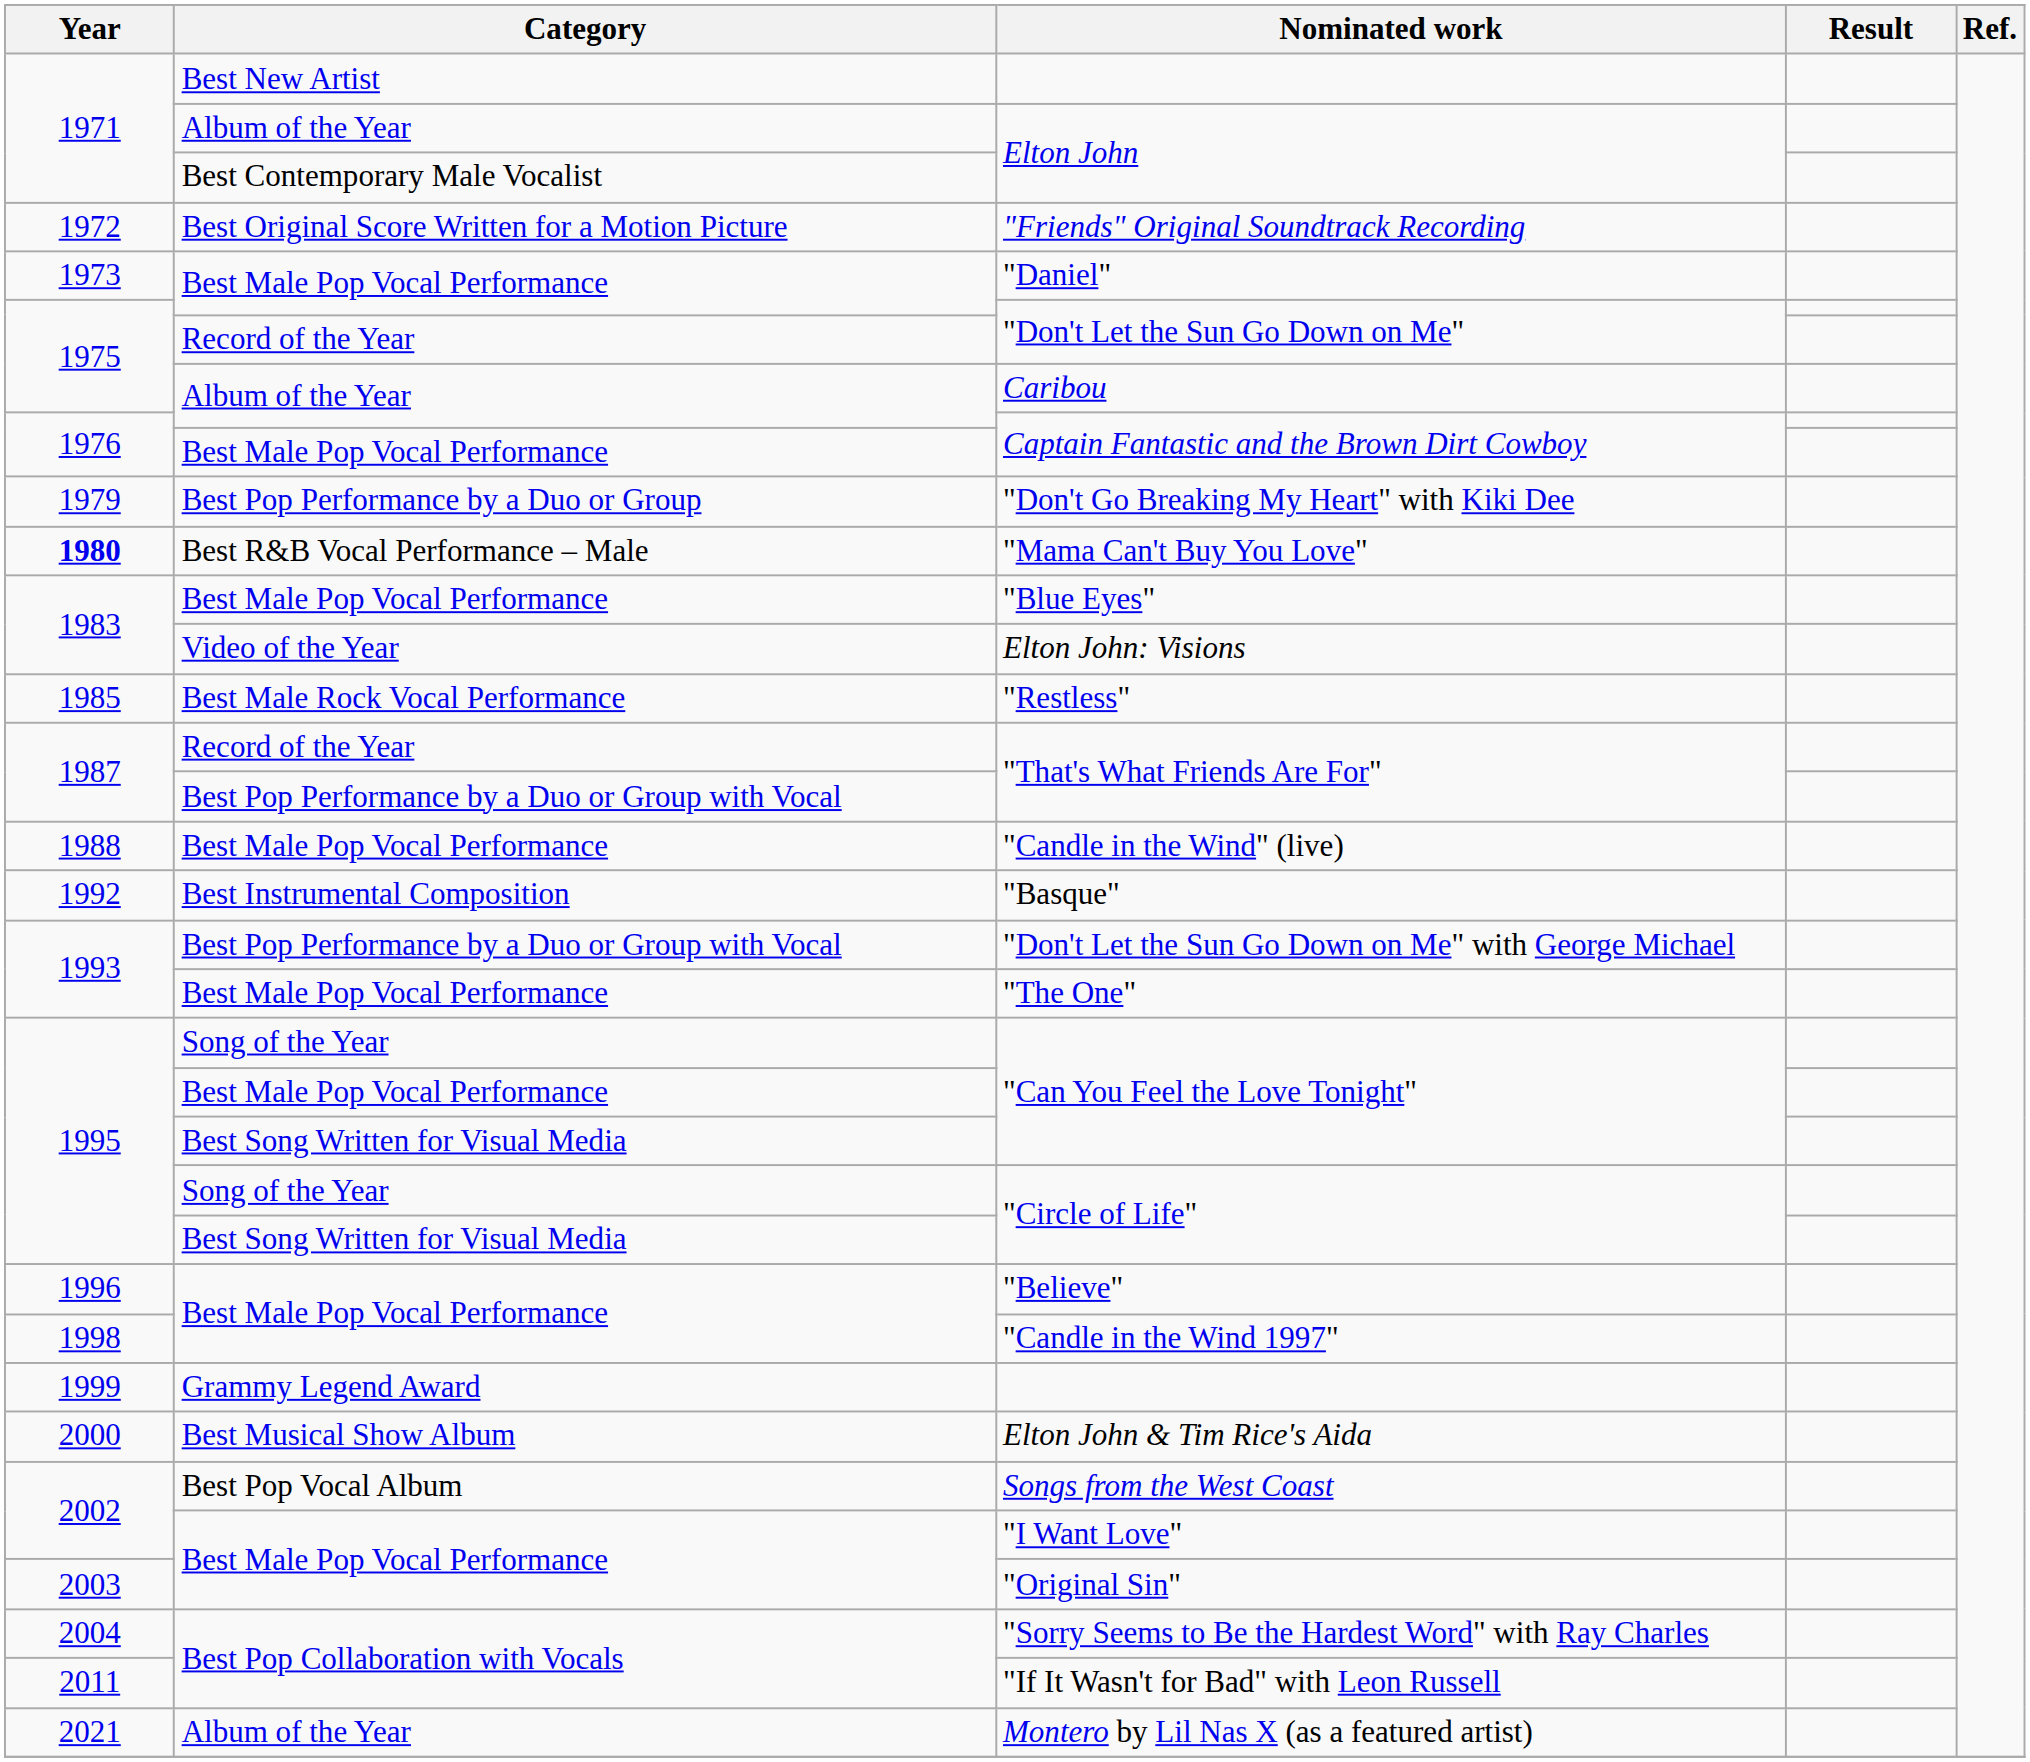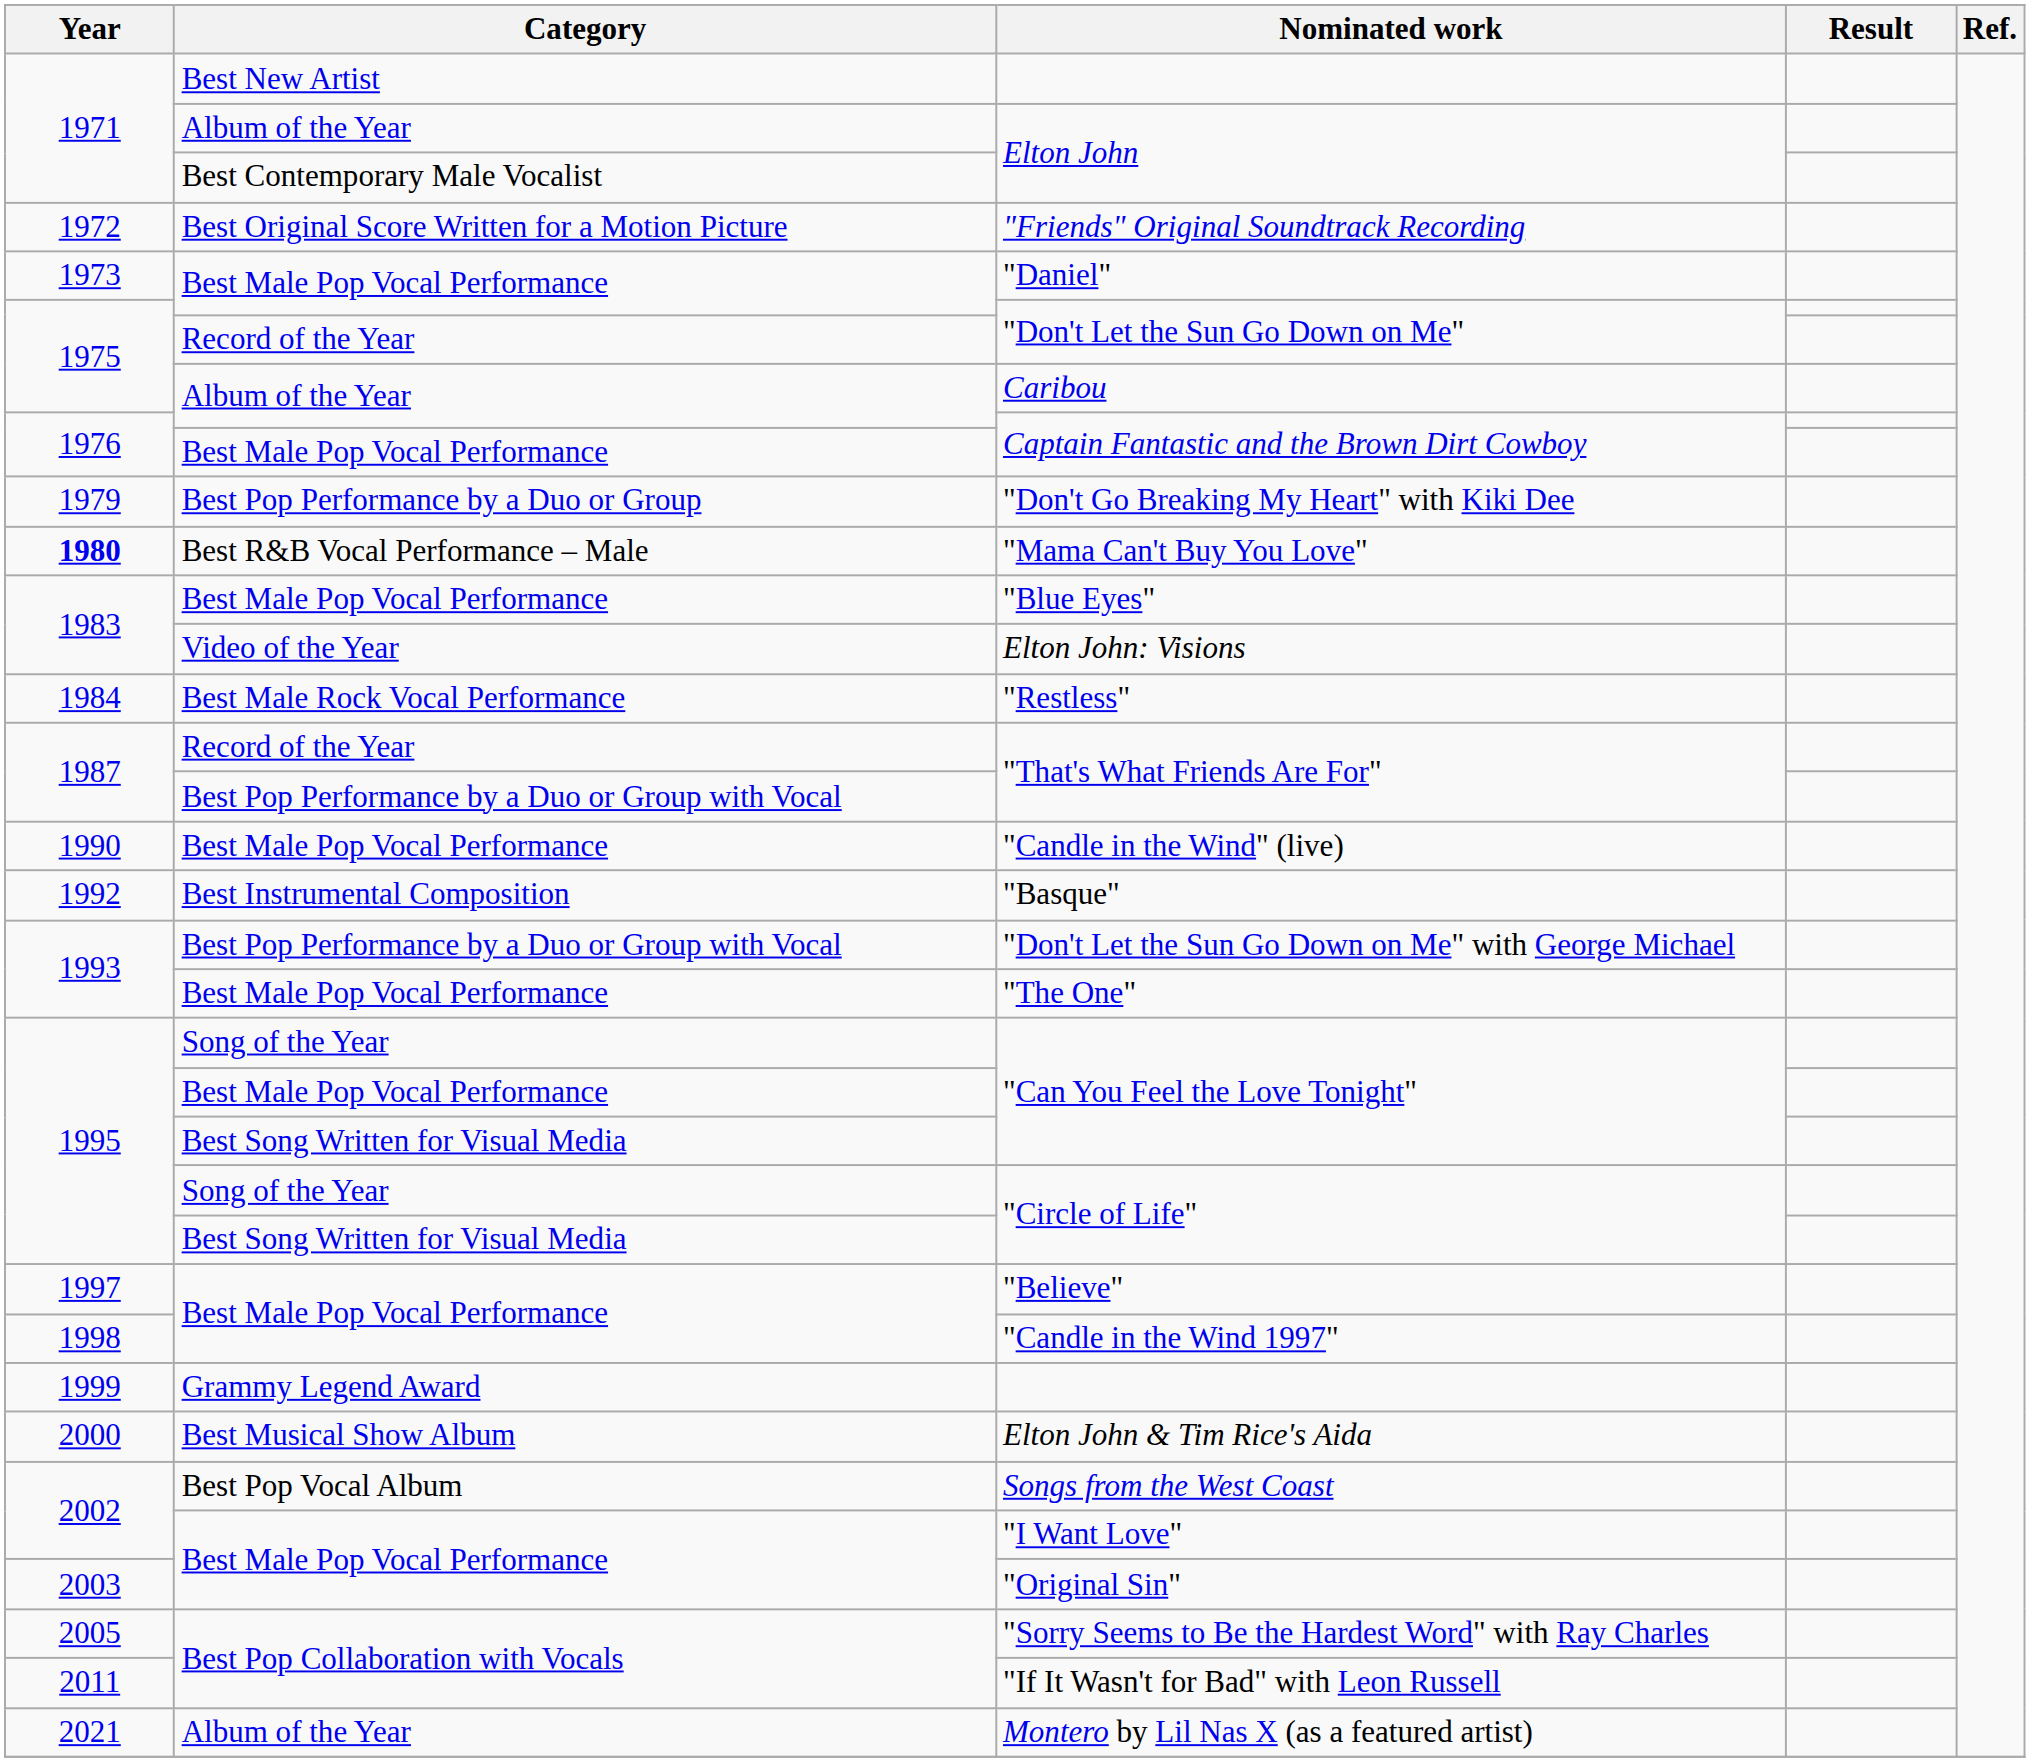(90, 697) 1985 -> (90, 697) 1984
(90, 845) 1988 -> (90, 845) 1990
(90, 1288) 1996 -> (90, 1288) 1997
(90, 1633) 2004 -> (90, 1633) 2005
